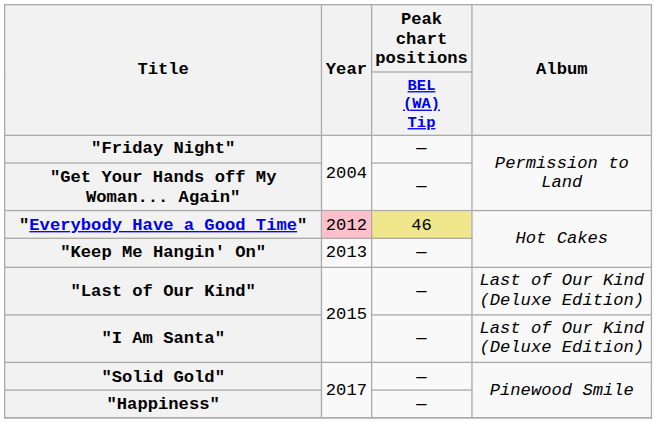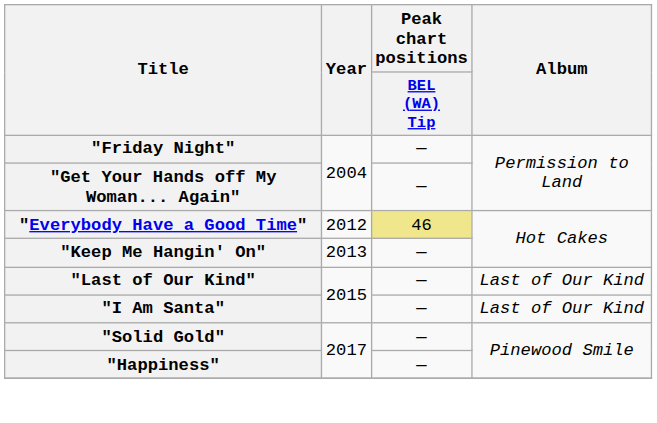(346, 225) pink background -> (346, 225) no background
(562, 291) Last of Our Kind (Deluxe Edition) -> (562, 281) Last of Our Kind
(562, 338) Last of Our Kind (Deluxe Edition) -> (562, 309) Last of Our Kind
